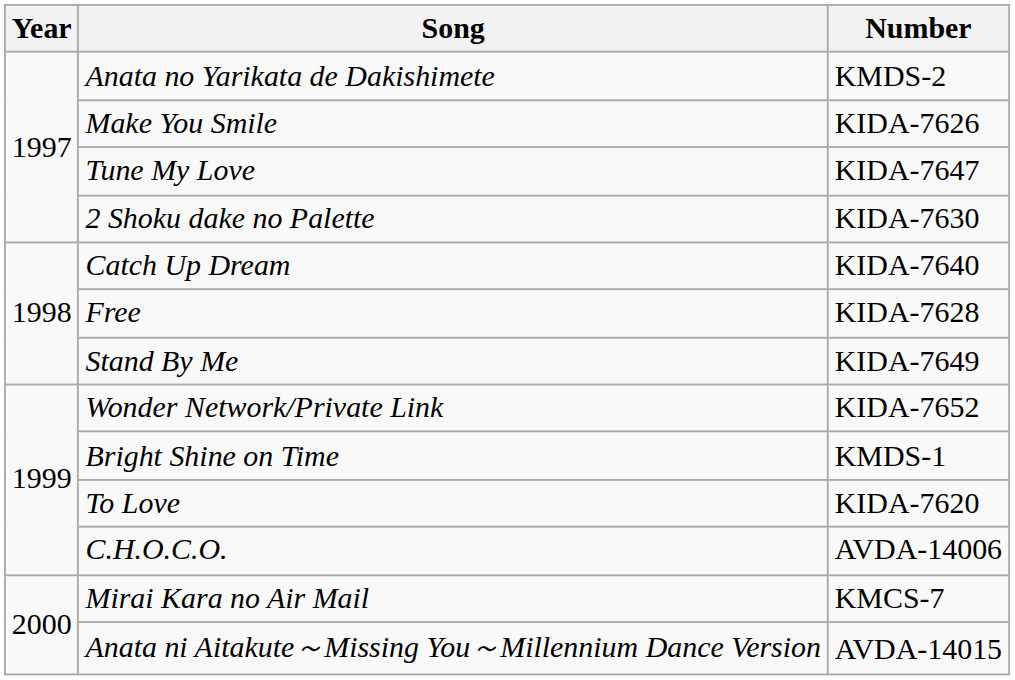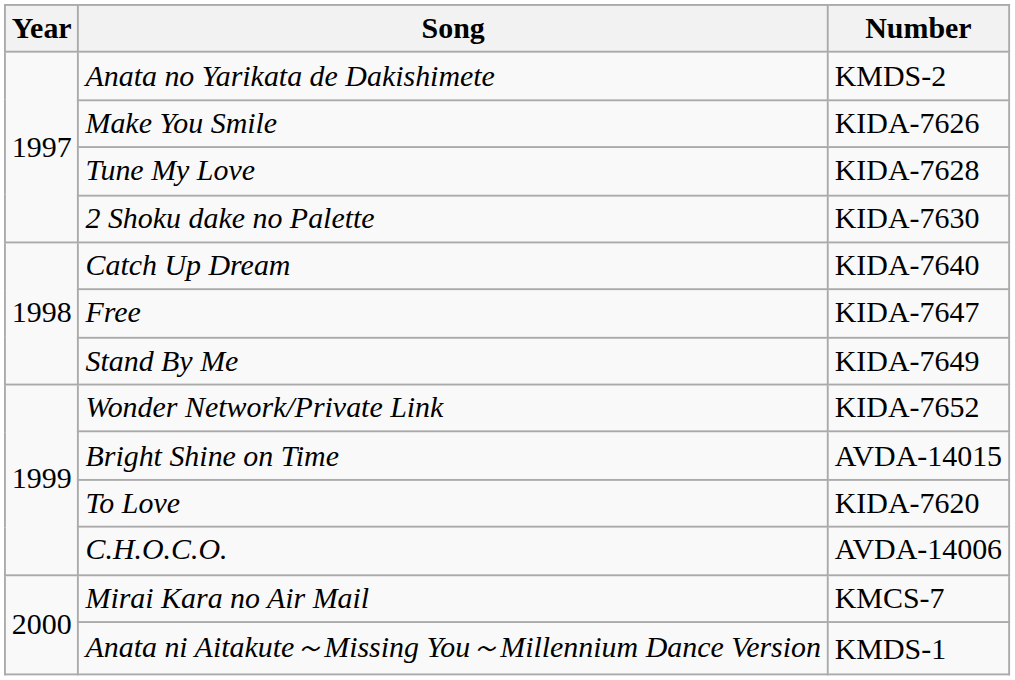(907, 170) KIDA-7647 -> (907, 170) KIDA-7628
(907, 312) KIDA-7628 -> (907, 312) KIDA-7647
(890, 455) KMDS-1 -> (918, 455) AVDA-14015
(918, 647) AVDA-14015 -> (890, 647) KMDS-1
